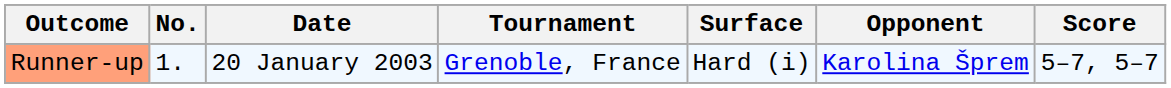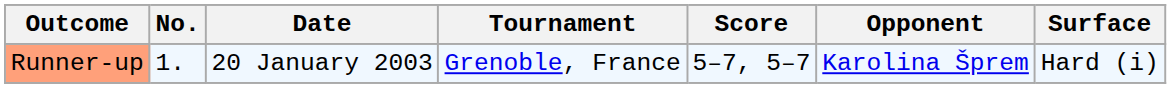columns swapped: (751, 24) <-> (1100, 24)
